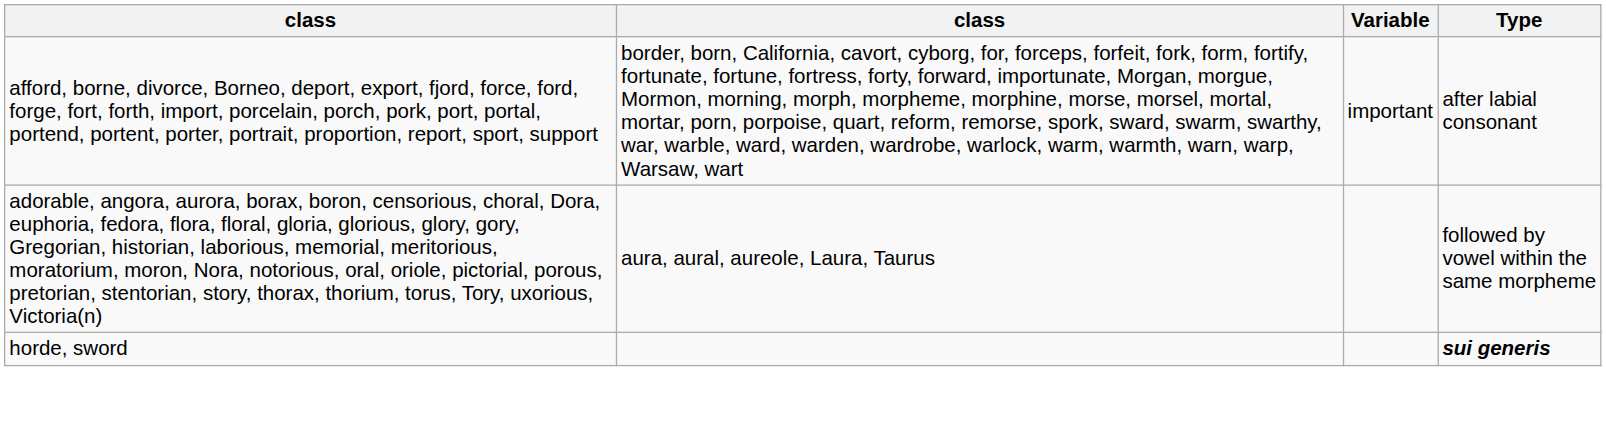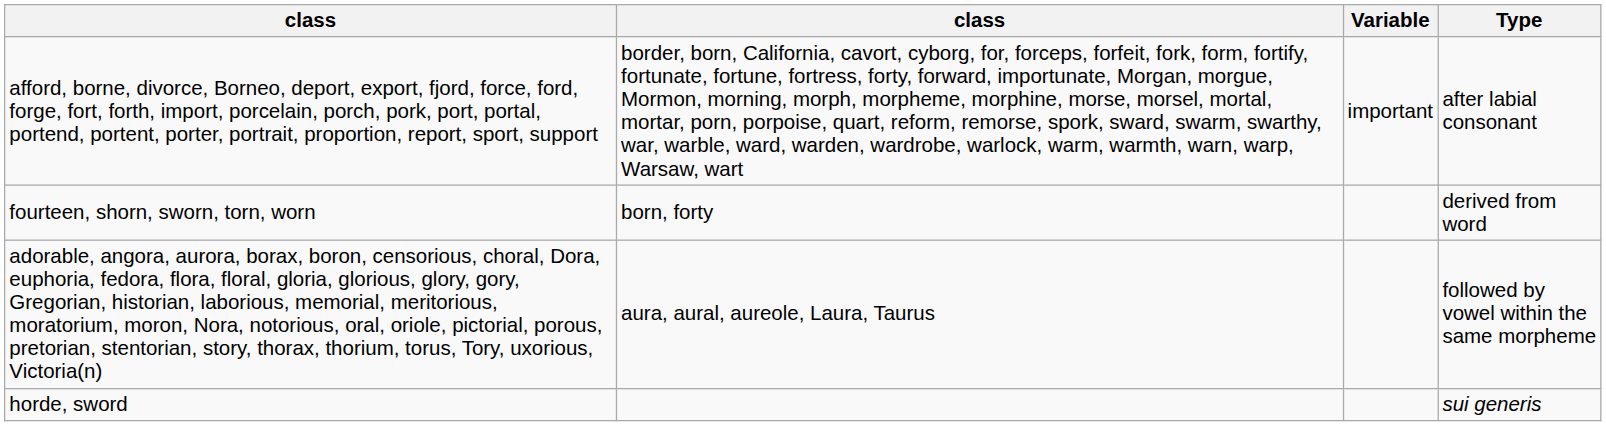+ row: (162, 212)
(1496, 348) bold -> (1492, 404) normal
